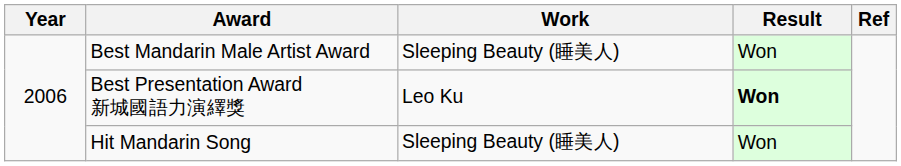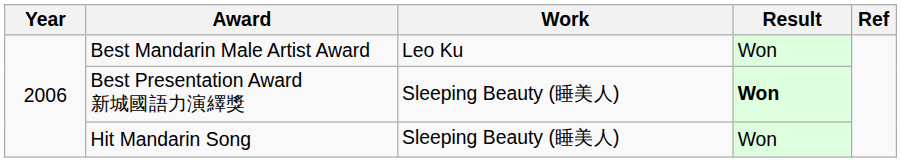(511, 51) Sleeping Beauty (睡美人) -> (433, 50) Leo Ku
(433, 97) Leo Ku -> (511, 93) Sleeping Beauty (睡美人)
